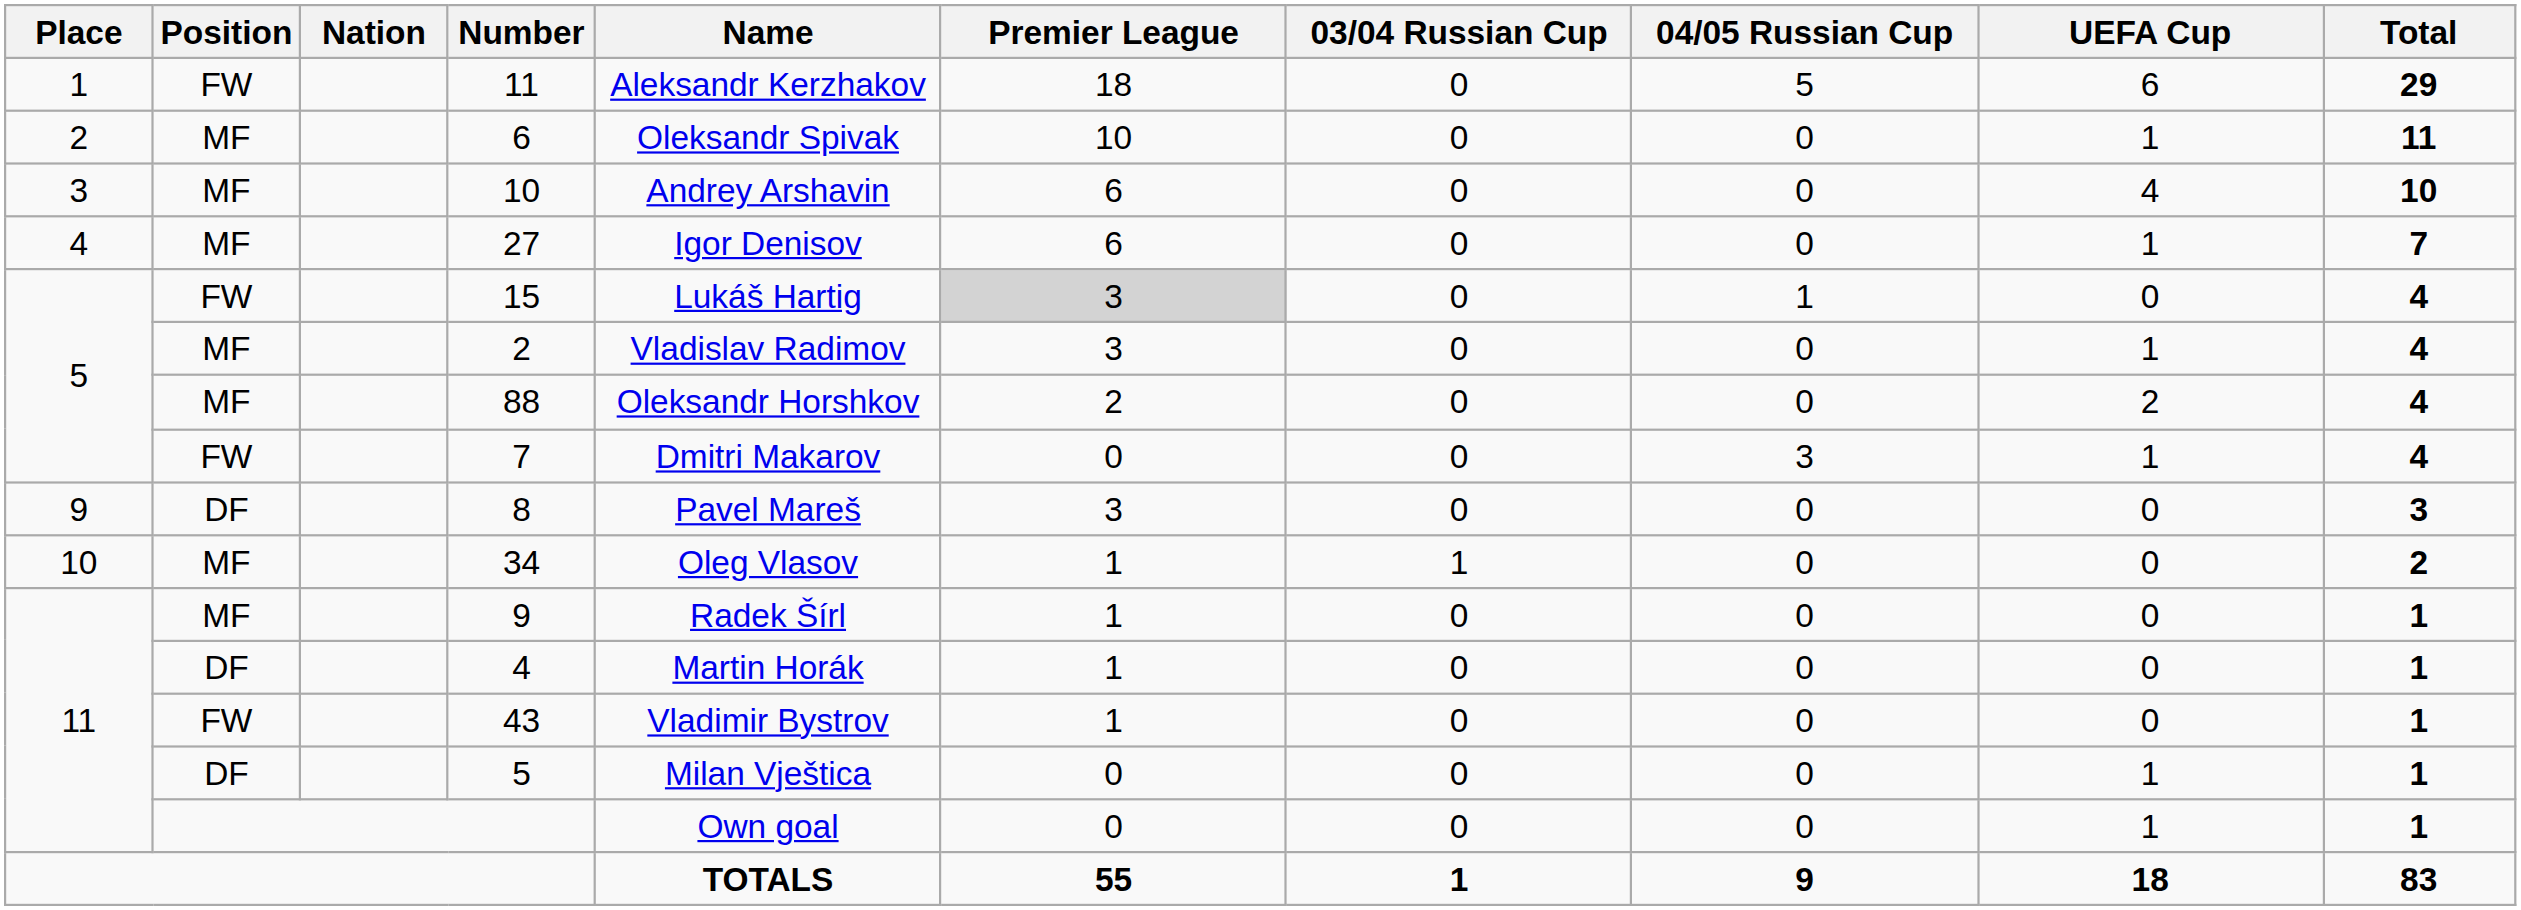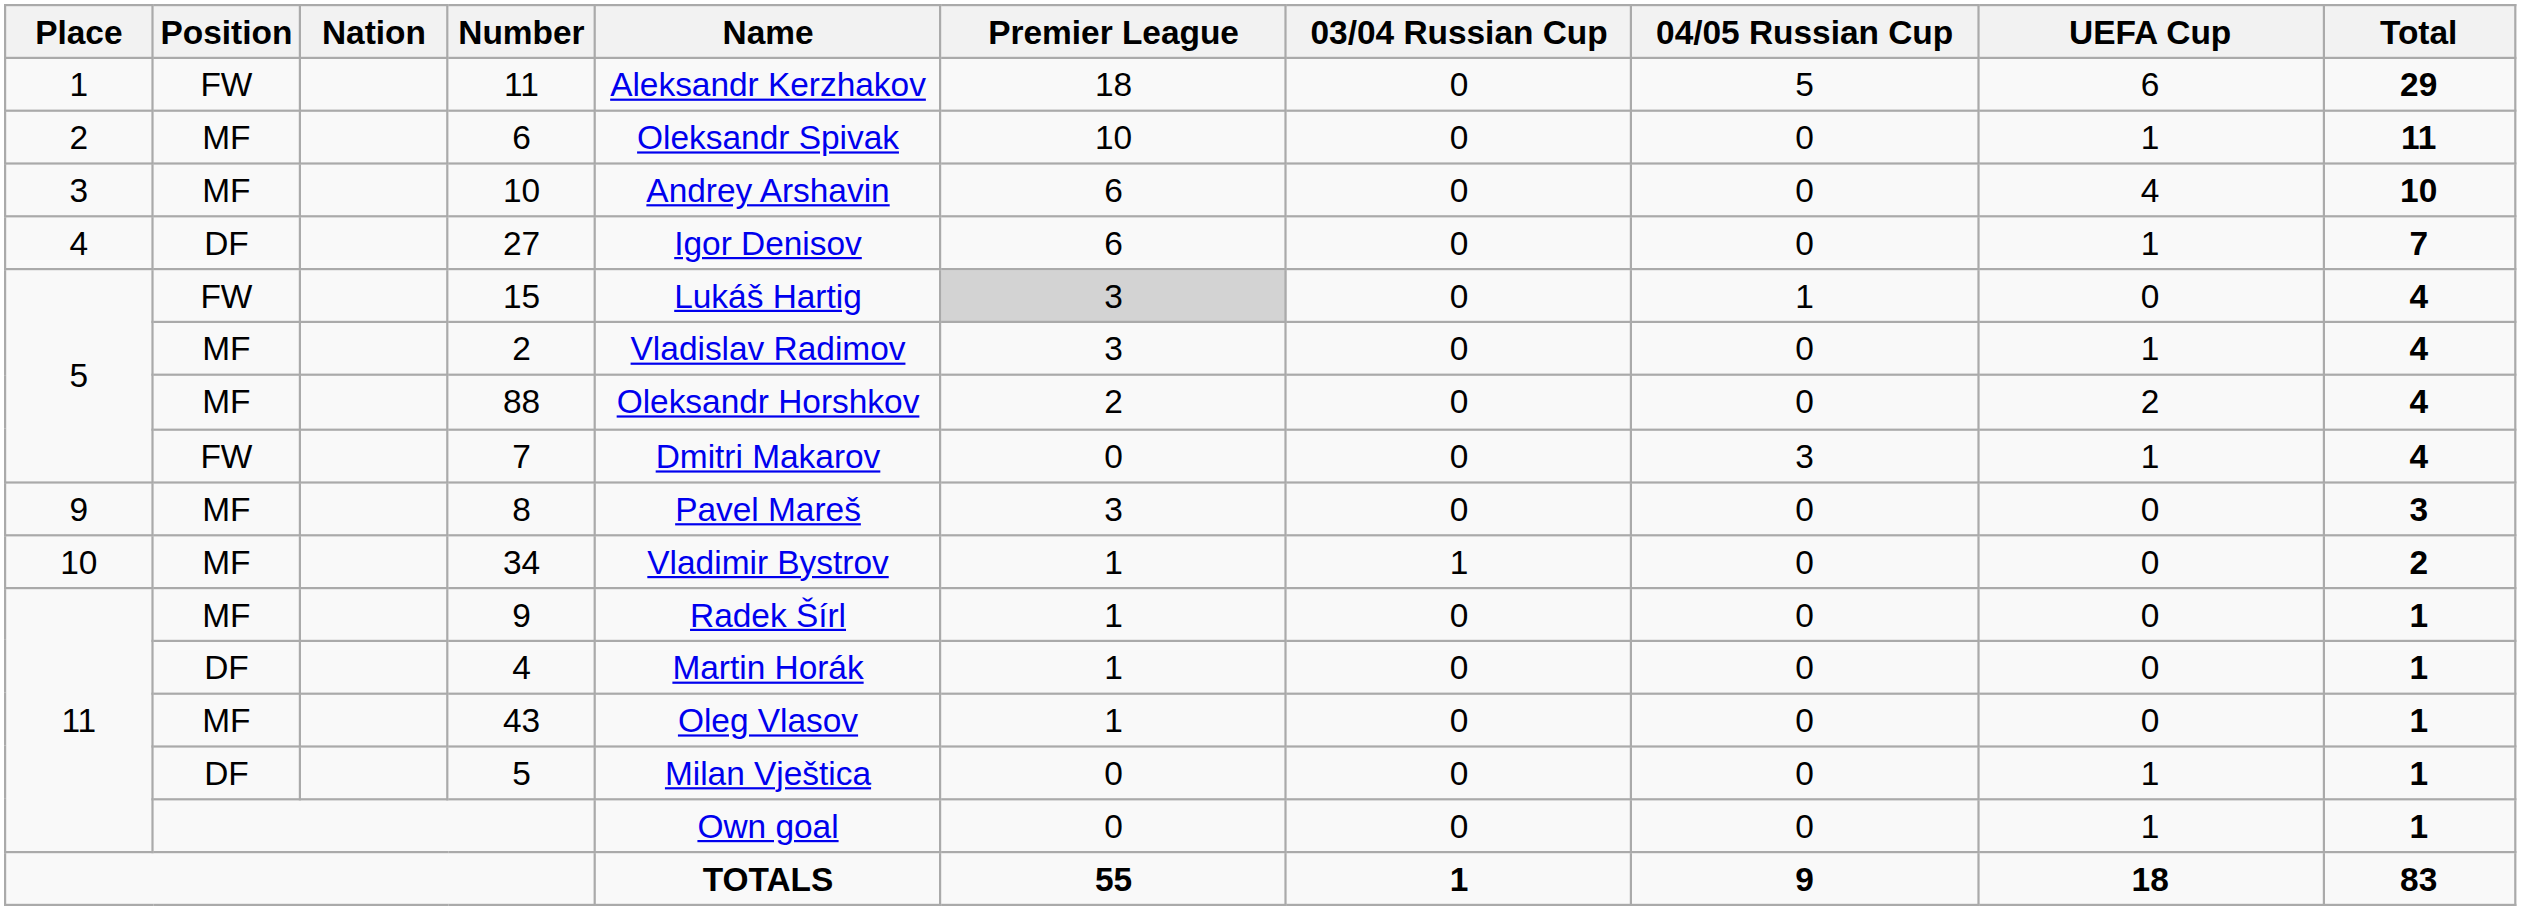(226, 244) MF -> (226, 244) DF
(226, 508) DF -> (226, 508) MF
(768, 561) Oleg Vlasov -> (768, 561) Vladimir Bystrov
(226, 720) FW -> (226, 720) MF
(768, 720) Vladimir Bystrov -> (768, 720) Oleg Vlasov
